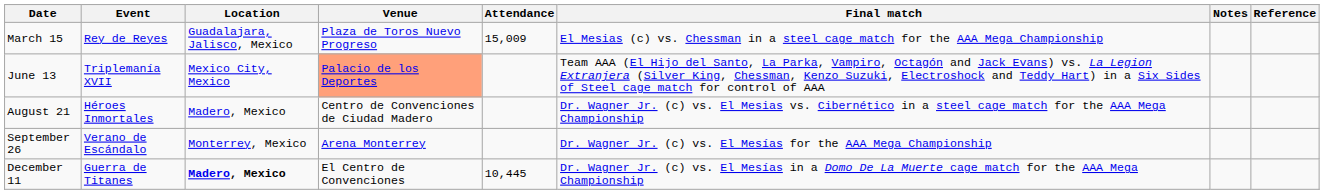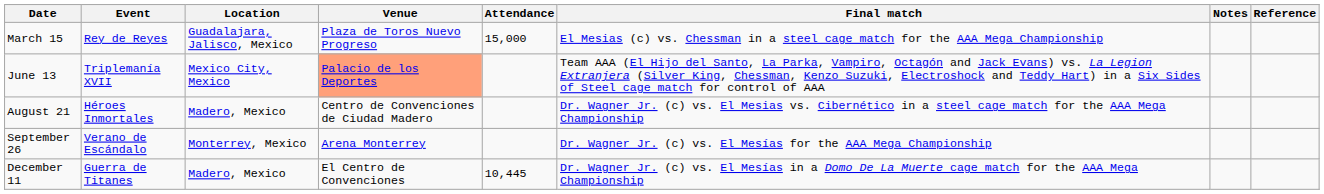(506, 38) 15,009 -> (506, 38) 15,000
(237, 174) bold -> (237, 174) normal
